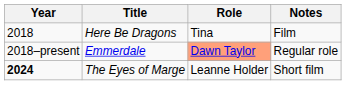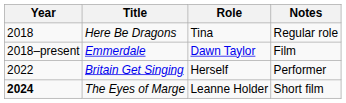(285, 32) Film -> (306, 32) Regular role
(223, 51) lightsalmon background -> (223, 51) no background
(306, 51) Regular role -> (285, 51) Film
+ row: (134, 70)
